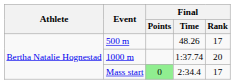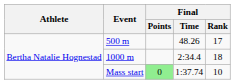(189, 57) 1:37.74 -> (189, 57) 2:34.4
(218, 57) 20 -> (218, 57) 18
(189, 72) 2:34.4 -> (189, 72) 1:37.74
(218, 72) 17 -> (218, 72) 10
